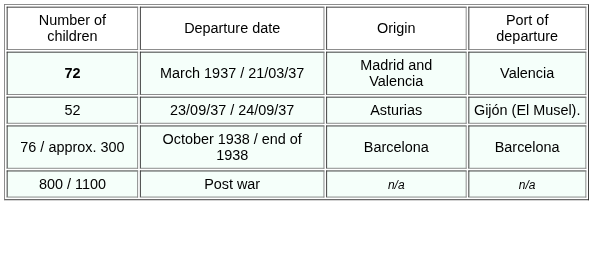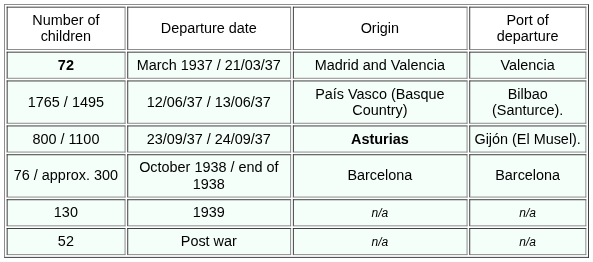+ row: (209, 102)
(72, 110) 52 -> (66, 139) 800 / 1100
(396, 110) normal -> (380, 139) bold
+ row: (209, 212)
(72, 184) 800 / 1100 -> (66, 241) 52
